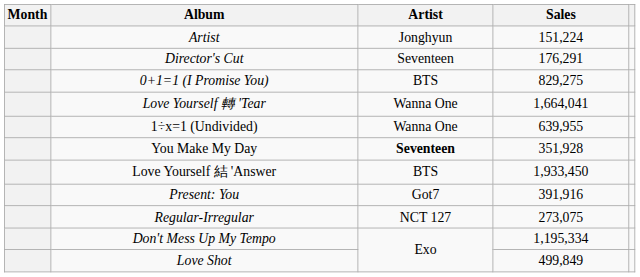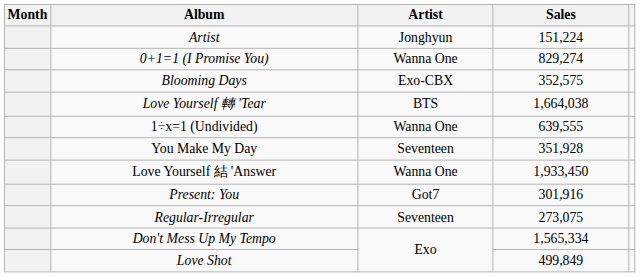- row: (204, 59)
(426, 80) BTS -> (426, 59) Wanna One
(561, 80) 829,275 -> (561, 59) 829,274
+ row: (204, 80)
(426, 103) Wanna One -> (426, 103) BTS
(561, 103) 1,664,041 -> (561, 103) 1,664,038
(561, 127) 639,955 -> (561, 127) 639,555
(426, 148) bold -> (426, 148) normal
(426, 172) BTS -> (426, 172) Wanna One
(561, 195) 391,916 -> (561, 195) 301,916
(426, 216) NCT 127 -> (426, 216) Seventeen
(561, 238) 1,195,334 -> (561, 238) 1,565,334
